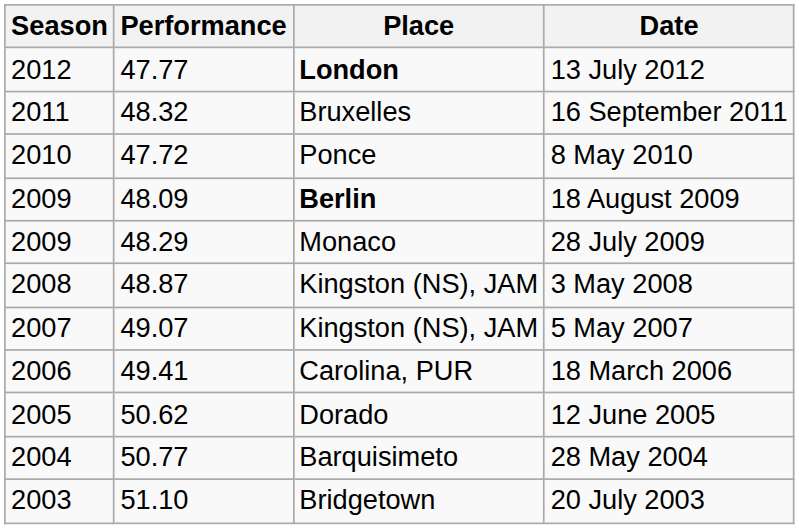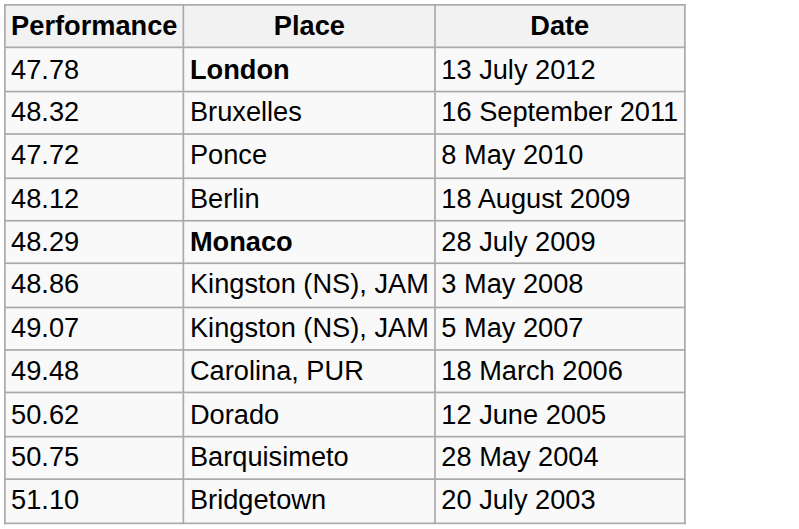- column: (60, 26)
(154, 69) 47.77 -> (45, 69) 47.78
(154, 198) 48.09 -> (45, 198) 48.12
(338, 198) bold -> (225, 198) normal
(348, 241) normal -> (241, 241) bold
(154, 284) 48.87 -> (45, 284) 48.86
(154, 371) 49.41 -> (45, 371) 49.48
(154, 457) 50.77 -> (45, 457) 50.75
